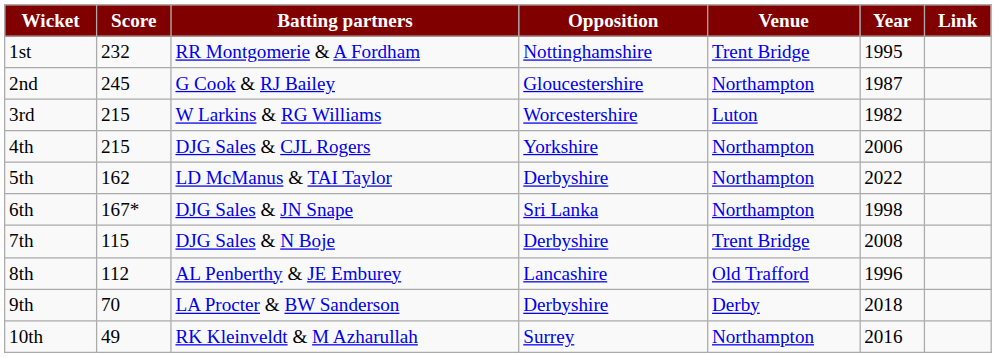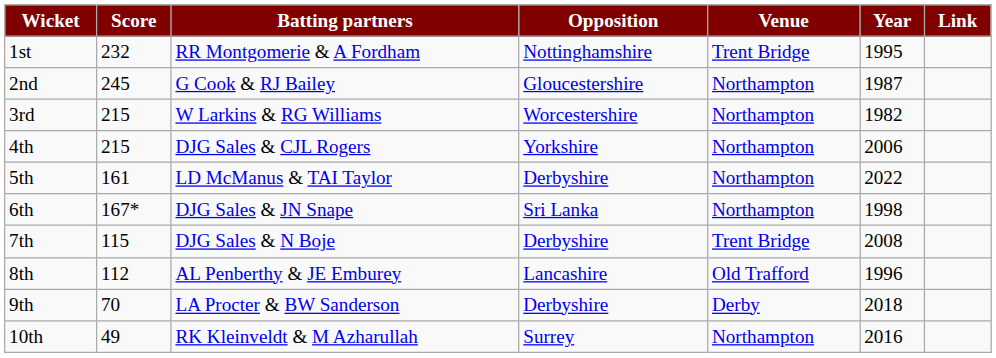(735, 115) Luton -> (763, 115) Northampton
(115, 178) 162 -> (115, 178) 161
